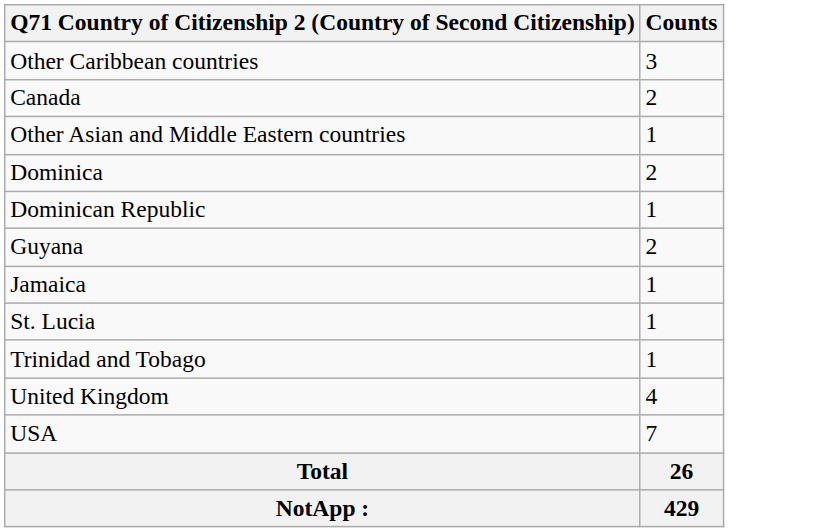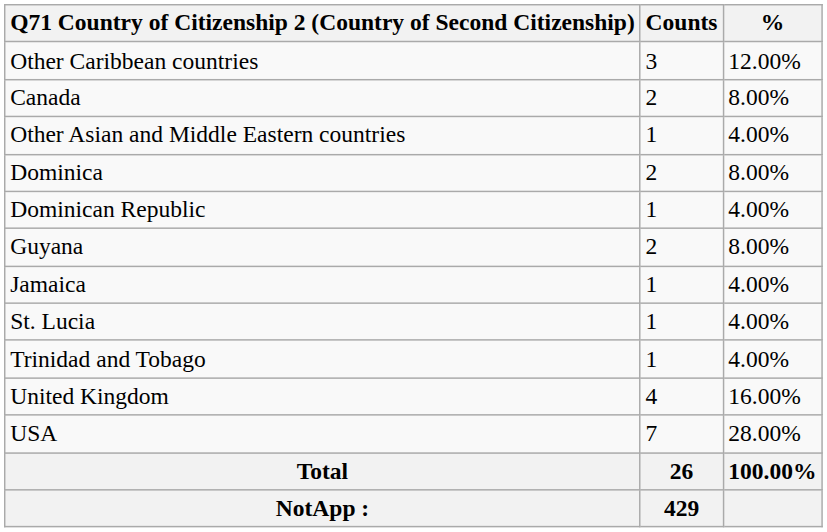+ column: (772, 23)
